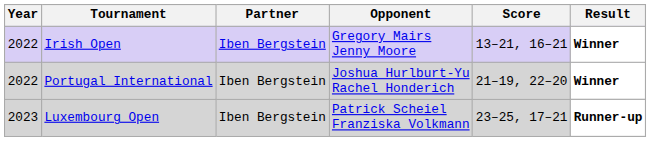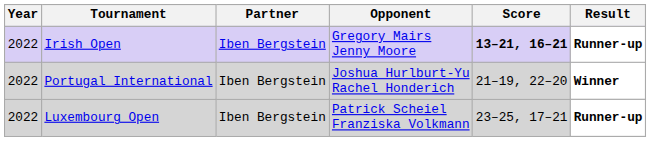(522, 44) normal -> (522, 44) bold
(597, 44) Winner -> (608, 44) Runner-up
(23, 117) 2023 -> (23, 117) 2022
